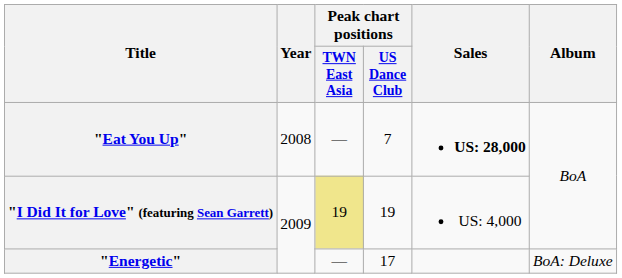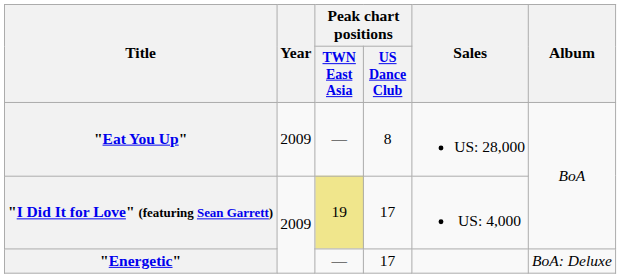(296, 139) 2008 -> (296, 139) 2009
(388, 139) 7 -> (388, 139) 8
(471, 148) bold -> (470, 148) normal
(388, 212) 19 -> (388, 212) 17
